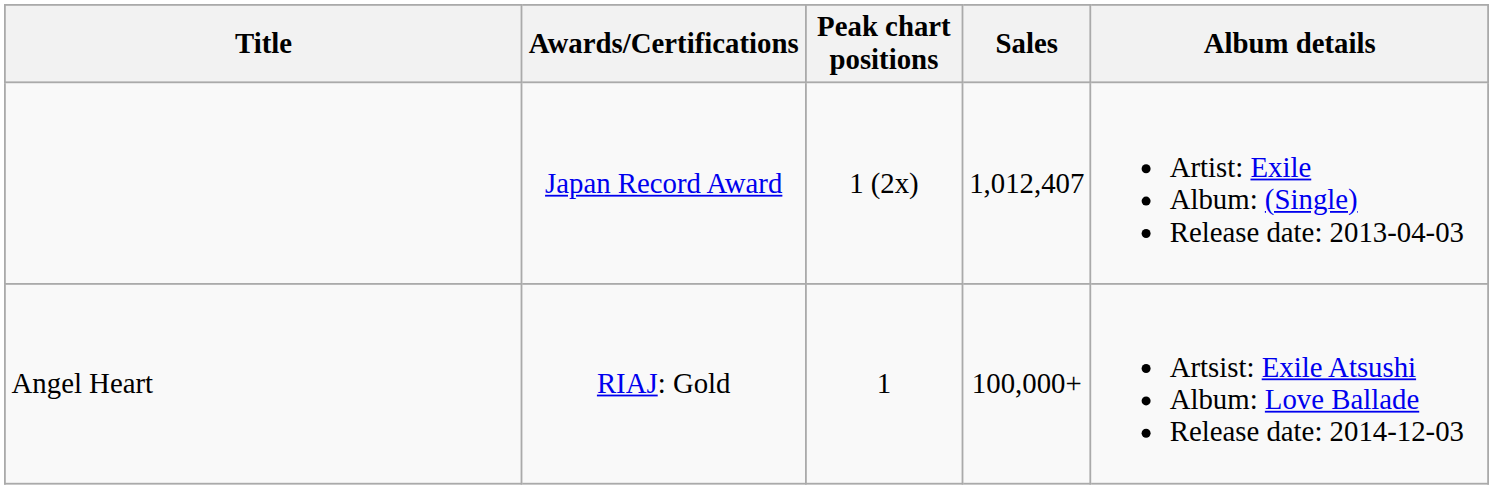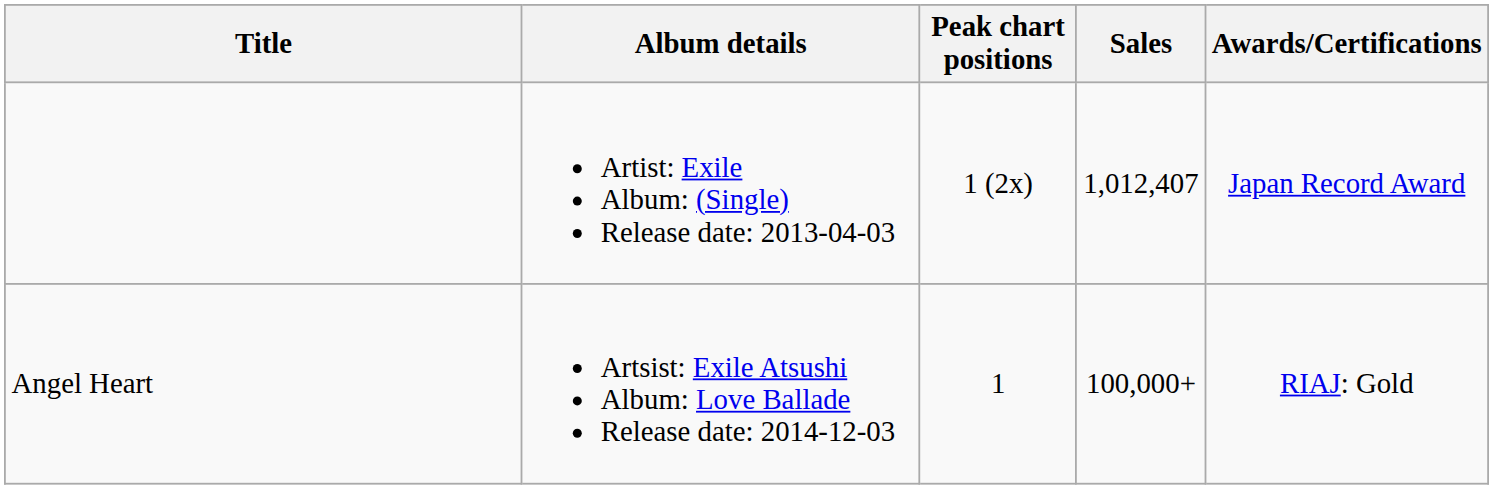columns swapped: (1290, 43) <-> (664, 43)
